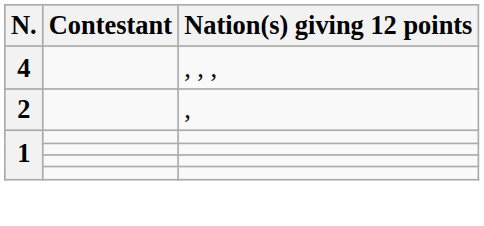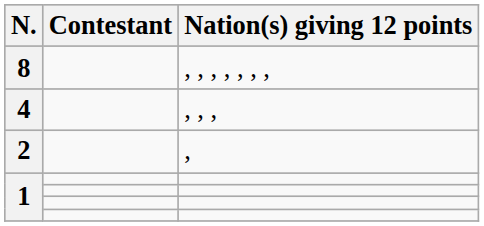+ row: (24, 67)
